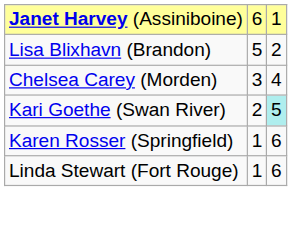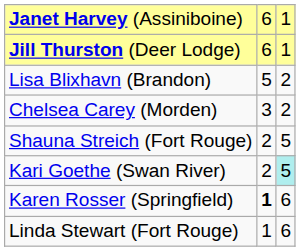+ row: (125, 49)
(276, 79) 4 -> (286, 110) 2
+ row: (131, 140)
(257, 140) normal -> (266, 200) bold
